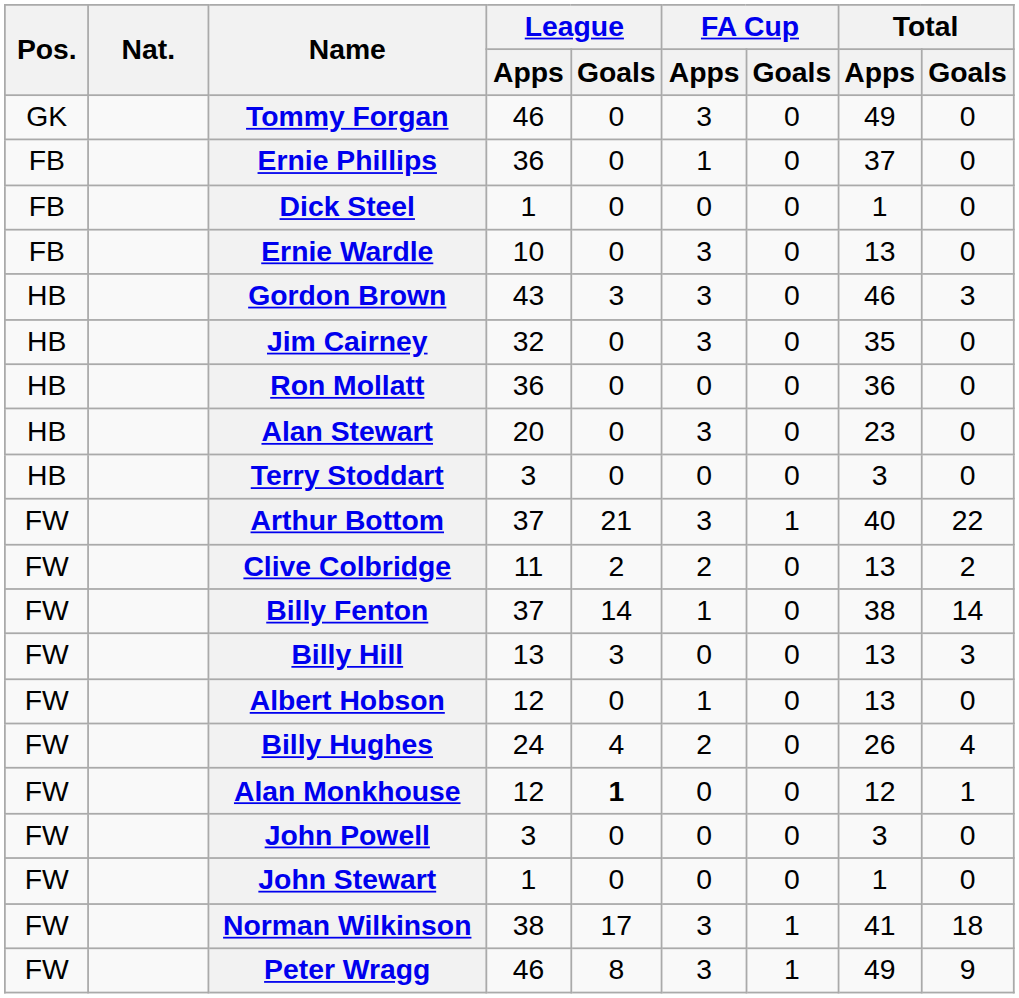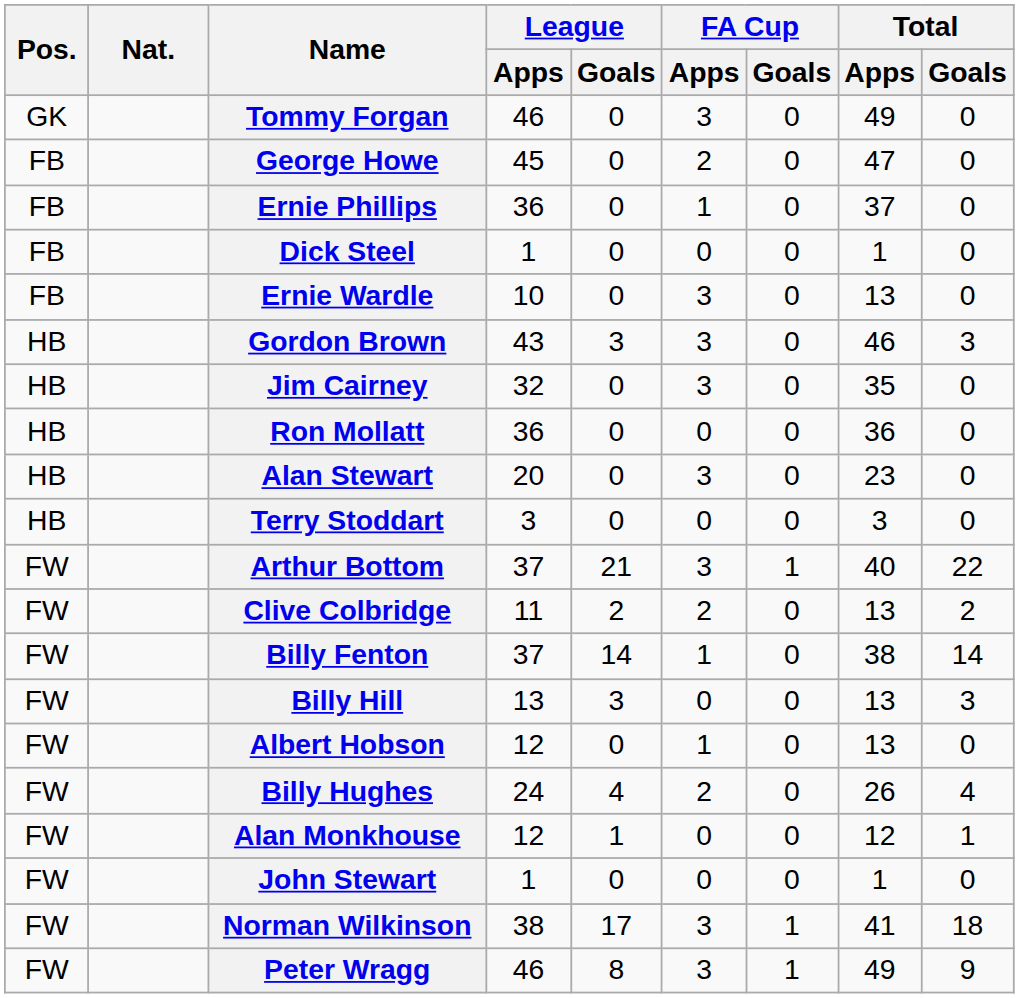+ row: (347, 161)
(616, 790) bold -> (616, 835) normal
- row: (347, 835)
